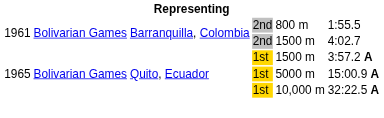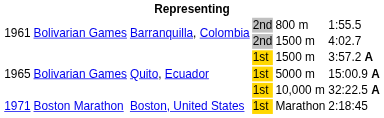+ row: (17, 106)
